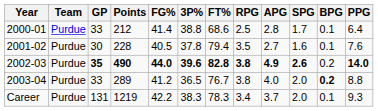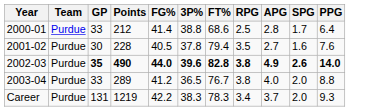- column: (331, 13)
